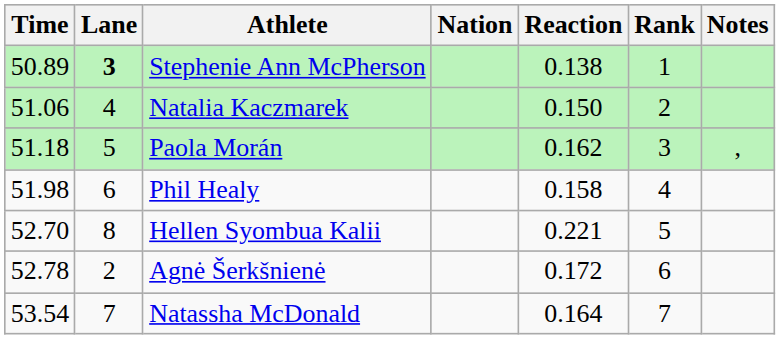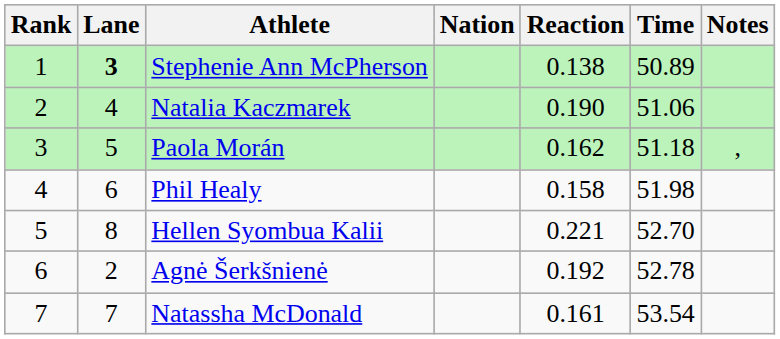columns swapped: (665, 25) <-> (40, 25)
(573, 107) 0.150 -> (576, 107) 0.190
(573, 271) 0.172 -> (576, 271) 0.192
(573, 312) 0.164 -> (576, 312) 0.161
